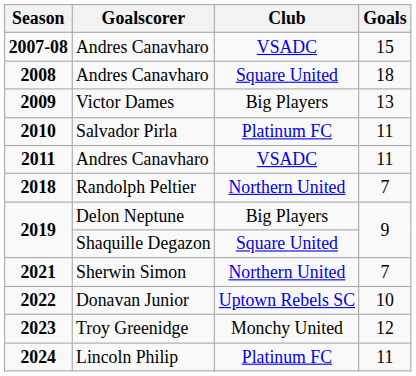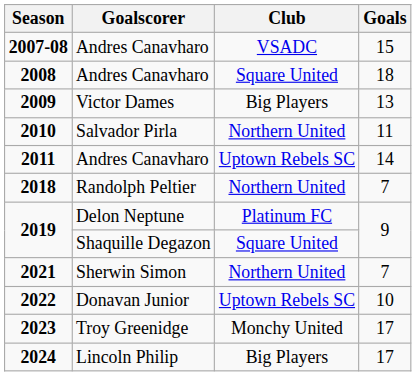(287, 131) Platinum FC -> (287, 131) Northern United
(287, 159) VSADC -> (287, 159) Uptown Rebels SC
(385, 159) 11 -> (385, 159) 14
(287, 215) Big Players -> (287, 215) Platinum FC
(385, 328) 12 -> (385, 328) 17
(287, 356) Platinum FC -> (287, 356) Big Players
(385, 356) 11 -> (385, 356) 17
